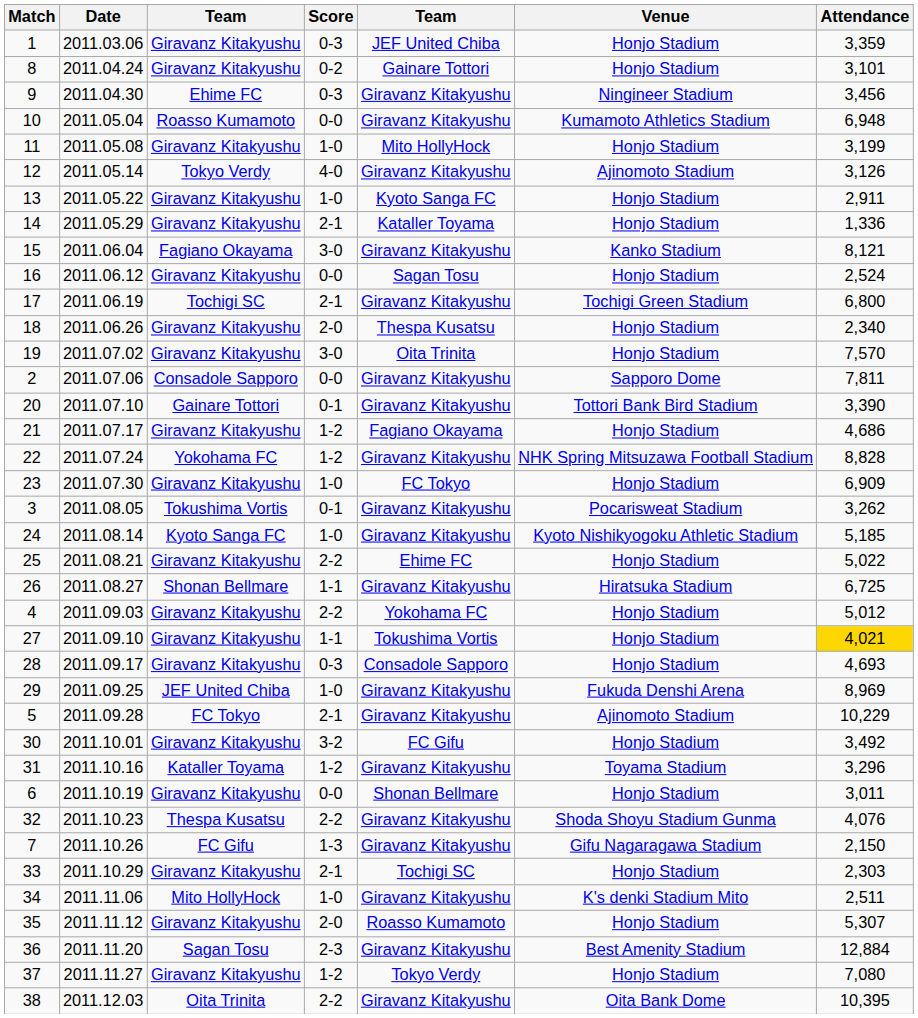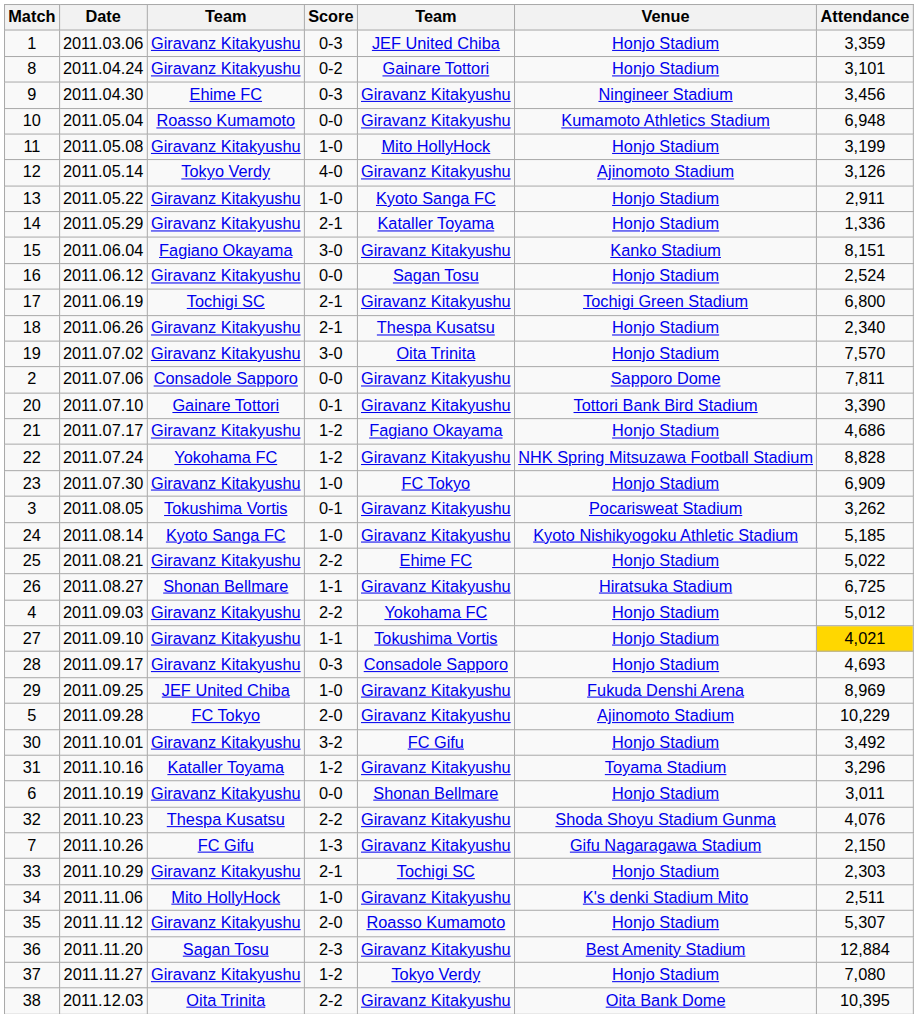(865, 250) 8,121 -> (865, 250) 8,151
(331, 328) 2-0 -> (331, 328) 2-1
(331, 716) 2-1 -> (331, 716) 2-0
